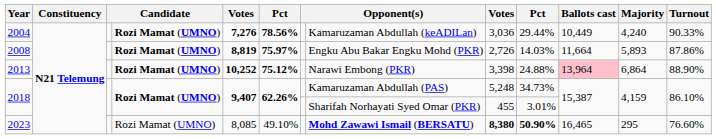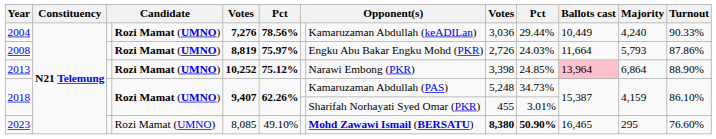(537, 50) 14.03% -> (537, 50) 24.03%
(634, 50) 5,893 -> (634, 50) 5,793
(537, 69) 24.88% -> (537, 69) 24.85%
